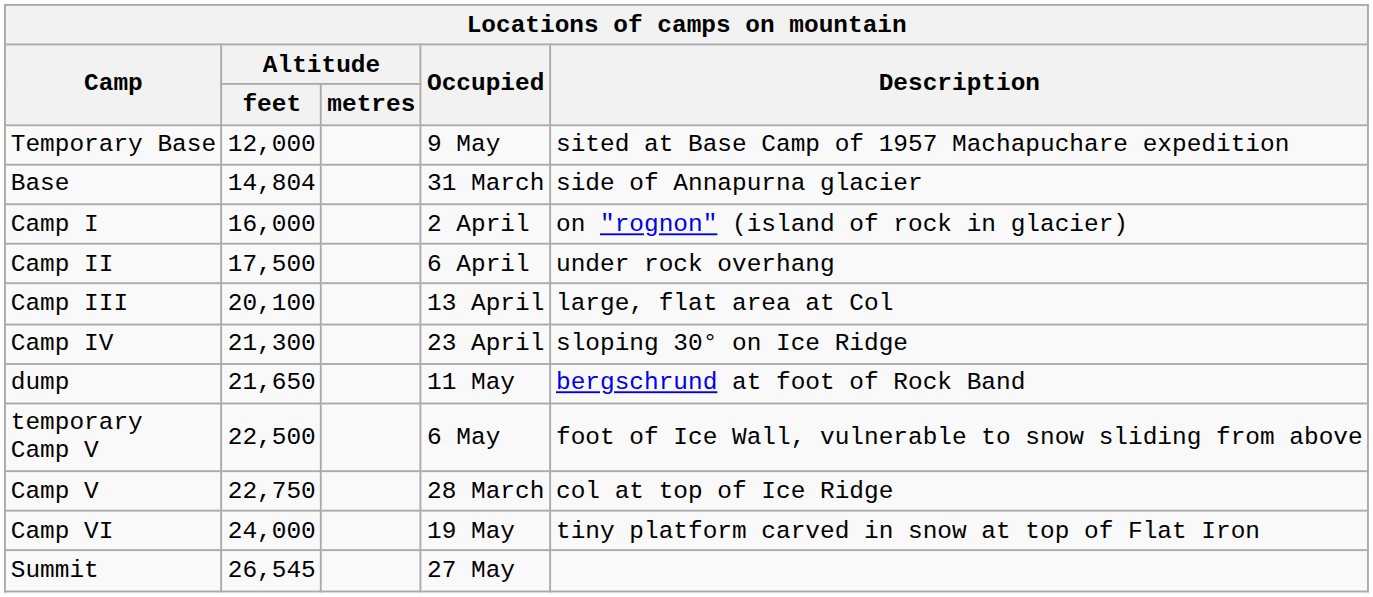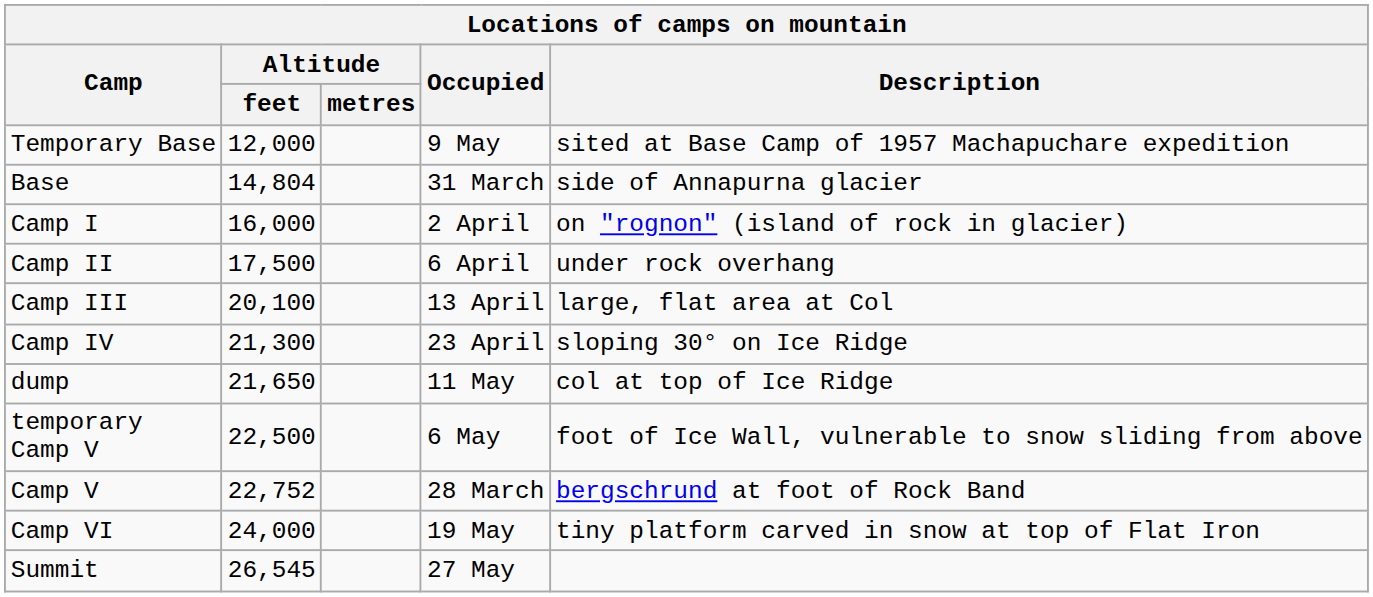(791, 383) bergschrund at foot of Rock Band -> (725, 383) col at top of Ice Ridge
(272, 491) 22,750 -> (272, 491) 22,752
(725, 491) col at top of Ice Ridge -> (791, 491) bergschrund at foot of Rock Band
